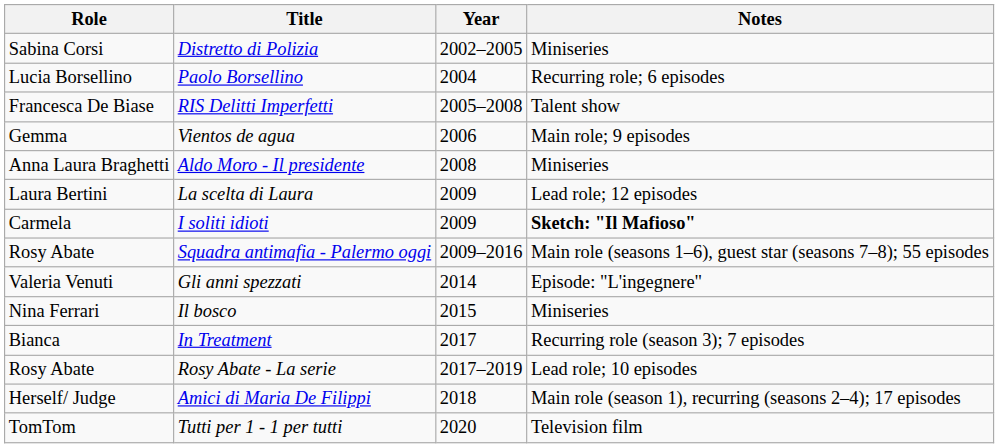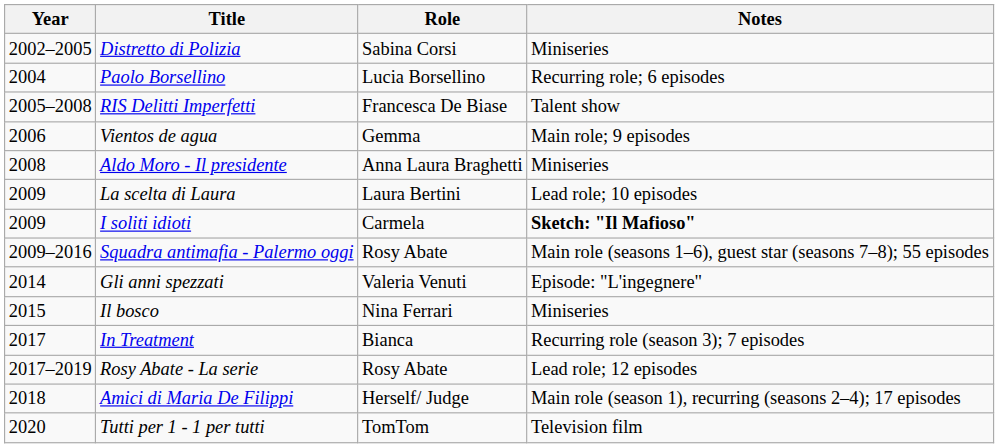columns swapped: (481, 19) <-> (89, 19)
(614, 194) Lead role; 12 episodes -> (614, 194) Lead role; 10 episodes
(614, 369) Lead role; 10 episodes -> (614, 369) Lead role; 12 episodes
